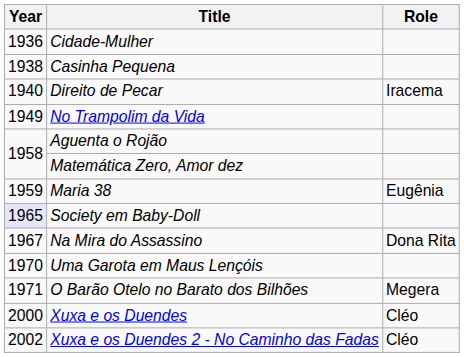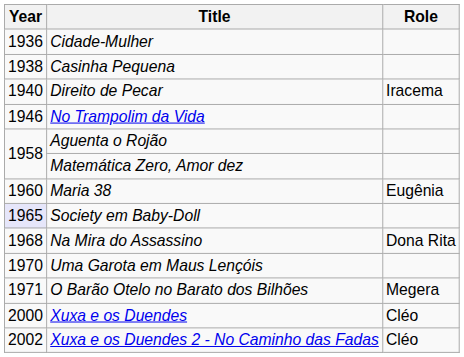(26, 116) 1949 -> (26, 116) 1946
(26, 191) 1959 -> (26, 191) 1960
(26, 240) 1967 -> (26, 240) 1968
